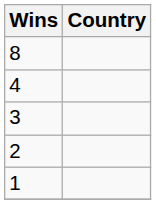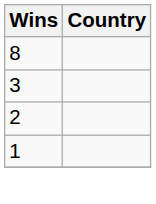- row: (15, 85)
